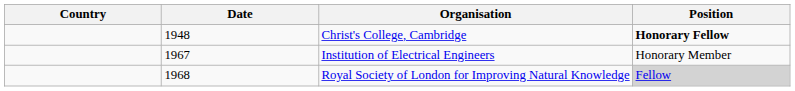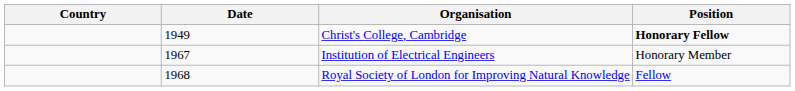(177, 34) 1948 -> (177, 34) 1949
(653, 75) lightgrey background -> (653, 75) no background
